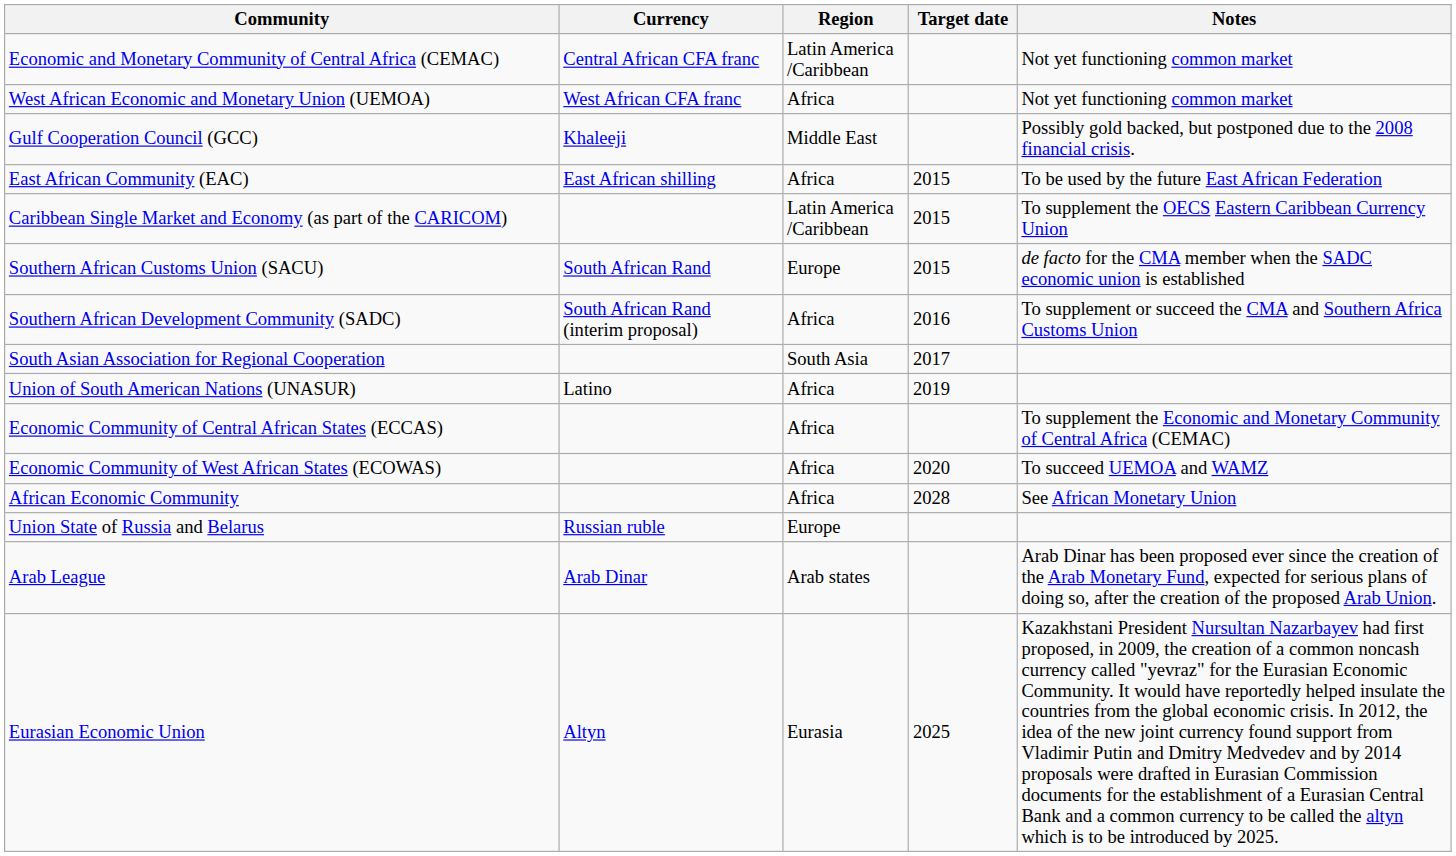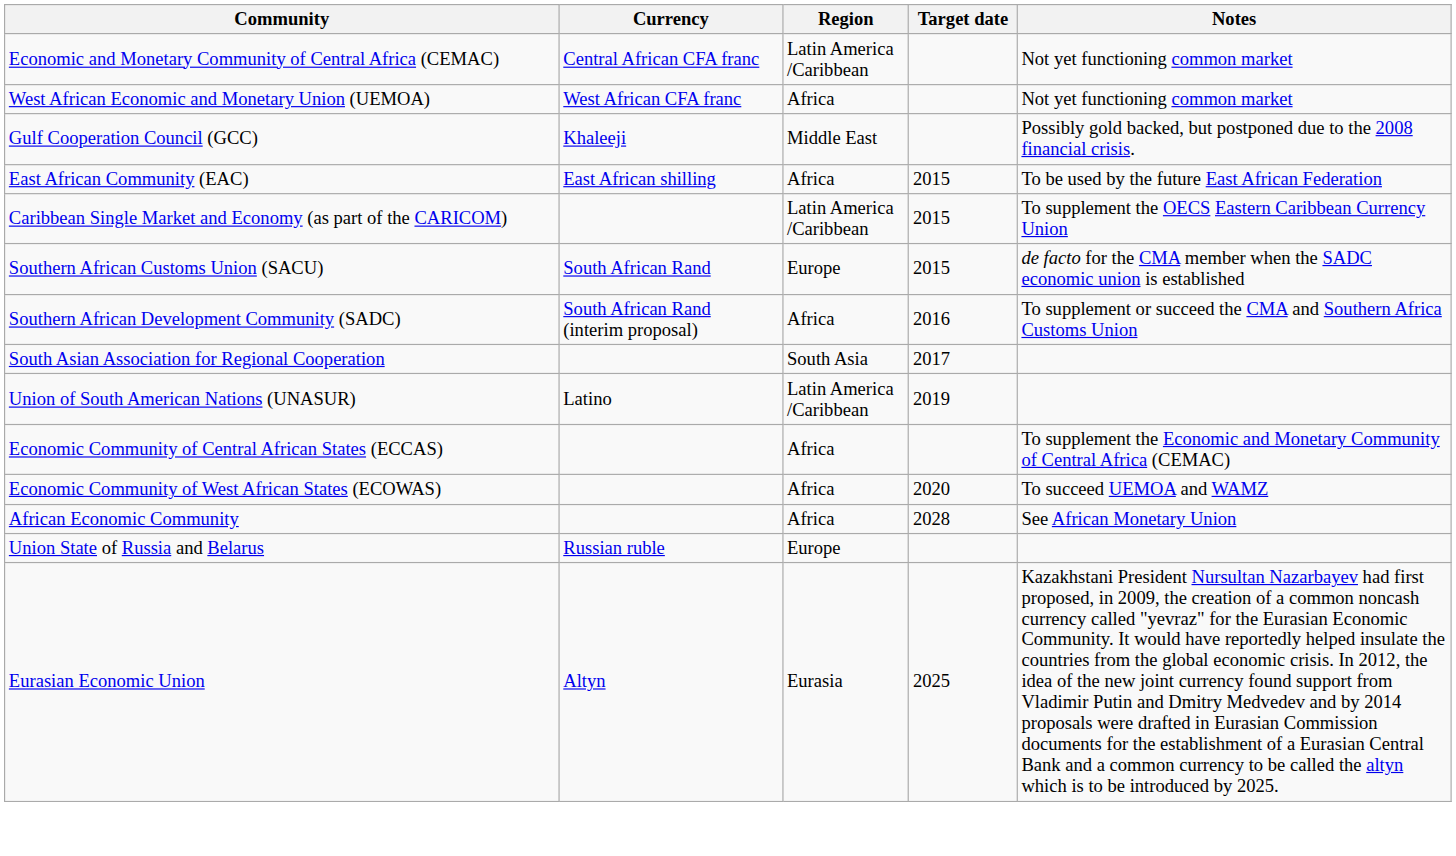(811, 388) Africa -> (840, 398) Latin America /Caribbean
- row: (57, 577)
